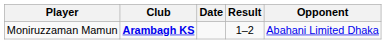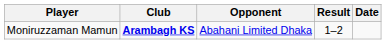columns swapped: (323, 13) <-> (211, 13)
